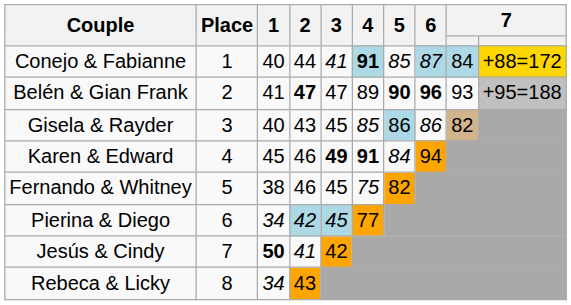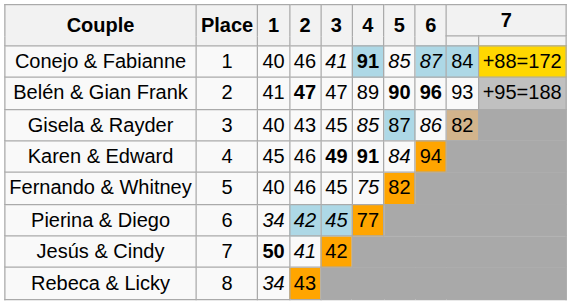(305, 61) 44 -> (305, 61) 46
(399, 124) 86 -> (399, 124) 87
(274, 188) 38 -> (274, 188) 40
